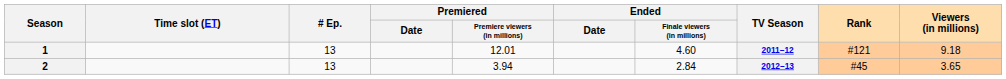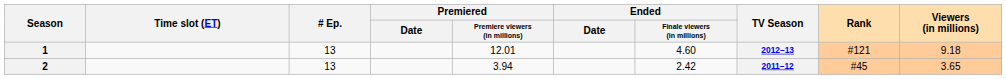(778, 50) 2011–12 -> (778, 50) 2012–13
(686, 66) 2.84 -> (686, 66) 2.42
(778, 66) 2012–13 -> (778, 66) 2011–12
